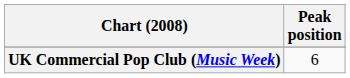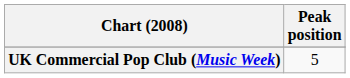(315, 60) 6 -> (315, 60) 5
